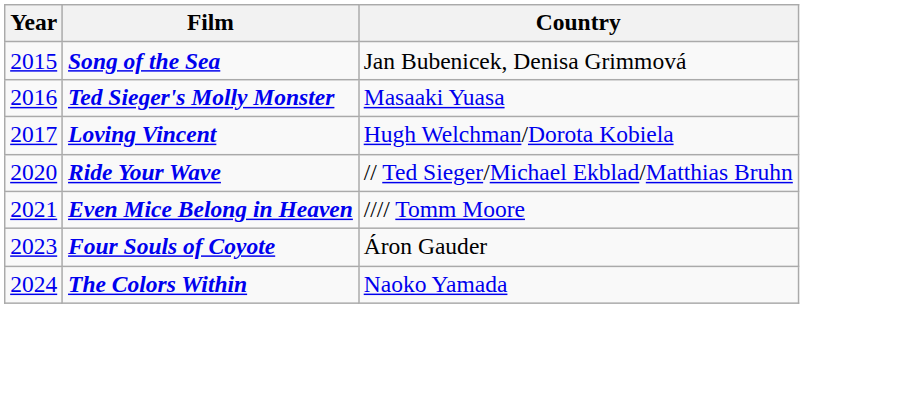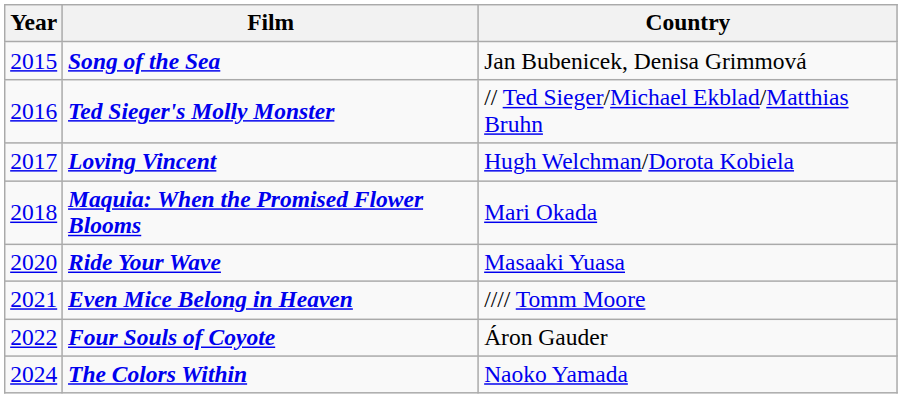(434, 97) Masaaki Yuasa -> (666, 110) // Ted Sieger/Michael Ekblad/Matthias Bruhn
+ row: (246, 212)
(578, 172) // Ted Sieger/Michael Ekblad/Matthias Bruhn -> (555, 262) Masaaki Yuasa
(34, 246) 2023 -> (34, 337) 2022
